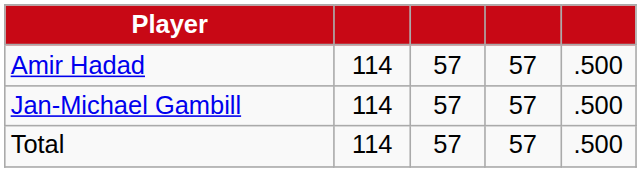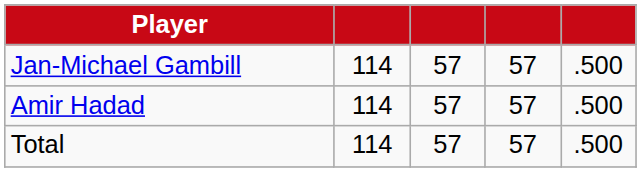rows swapped: (126, 105) <-> (78, 65)
